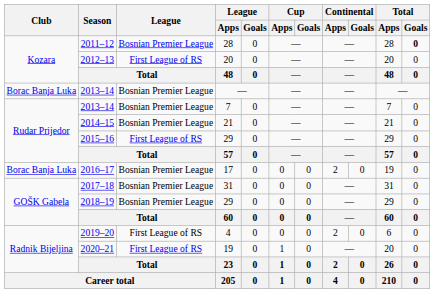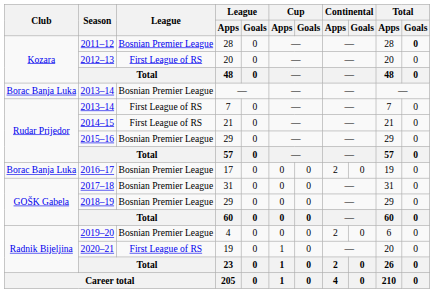(166, 107) Bosnian Premier League -> (166, 107) First League of RS
(166, 123) Bosnian Premier League -> (166, 123) First League of RS
(166, 138) First League of RS -> (166, 138) Bosnian Premier League
(166, 233) First League of RS -> (166, 233) Bosnian Premier League
